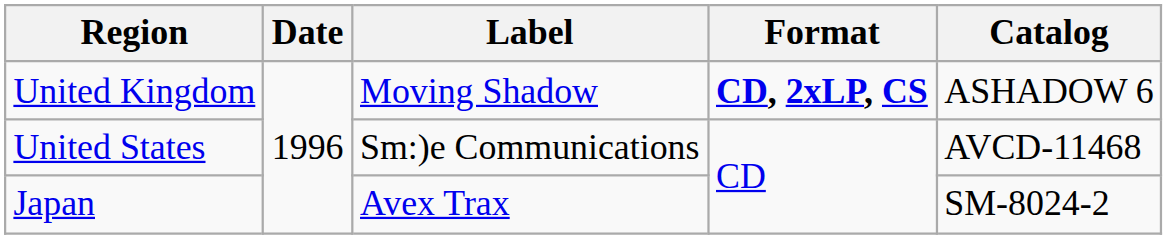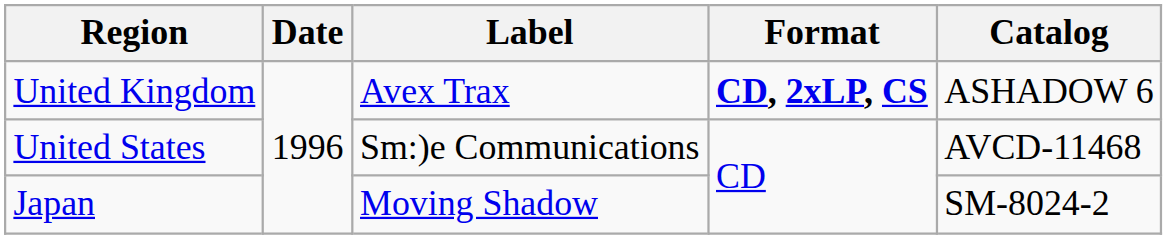(479, 89) Moving Shadow -> (435, 89) Avex Trax
(435, 203) Avex Trax -> (479, 203) Moving Shadow
